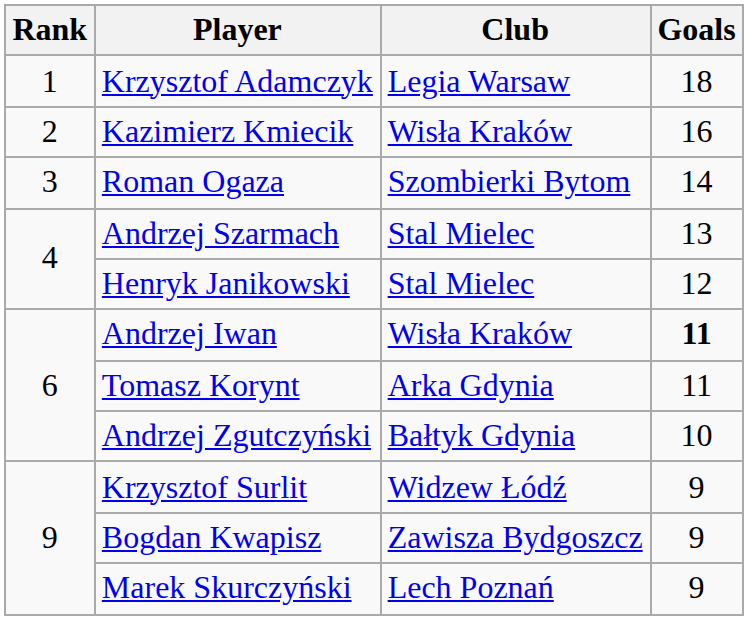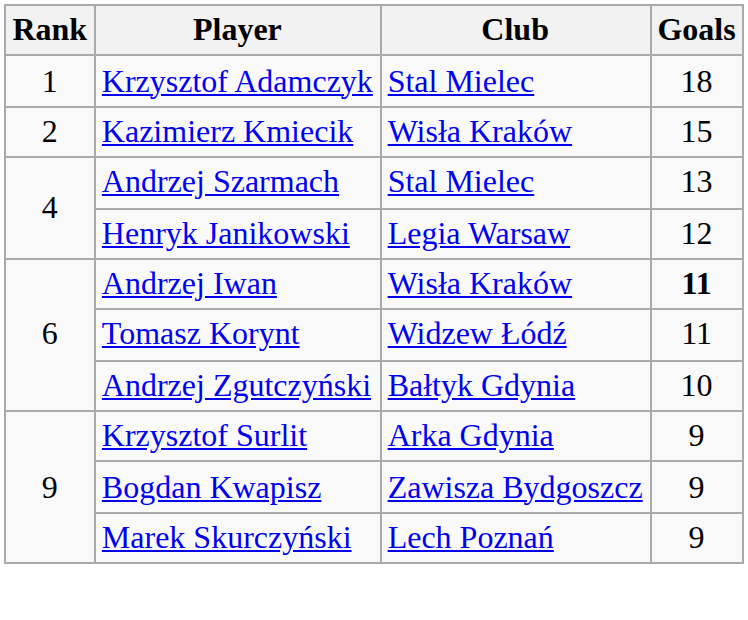(479, 80) Legia Warsaw -> (461, 80) Stal Mielec
(697, 131) 16 -> (697, 131) 15
- row: (193, 182)
(461, 283) Stal Mielec -> (479, 232) Legia Warsaw
(471, 385) Arka Gdynia -> (477, 334) Widzew Łódź
(477, 486) Widzew Łódź -> (471, 435) Arka Gdynia
